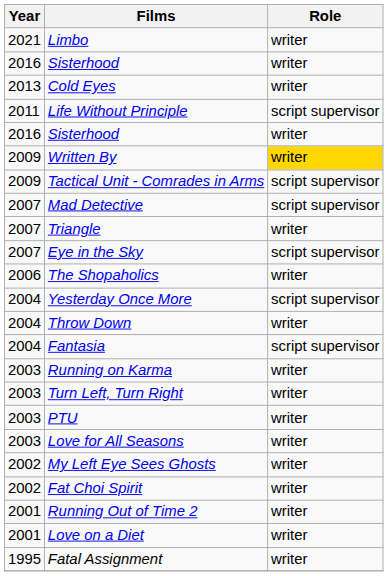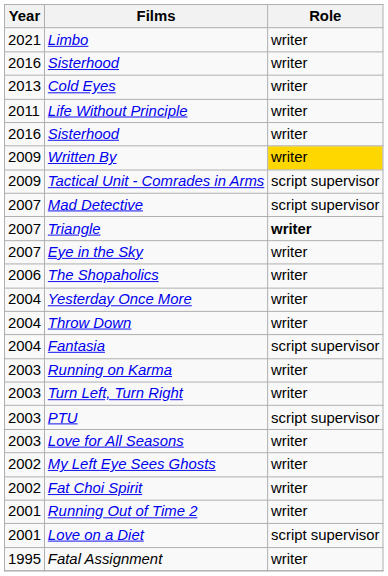(325, 110) script supervisor -> (289, 110) writer
(289, 228) normal -> (291, 228) bold
(325, 252) script supervisor -> (289, 252) writer
(325, 299) script supervisor -> (289, 299) writer
(289, 417) writer -> (325, 417) script supervisor
(289, 535) writer -> (325, 535) script supervisor
